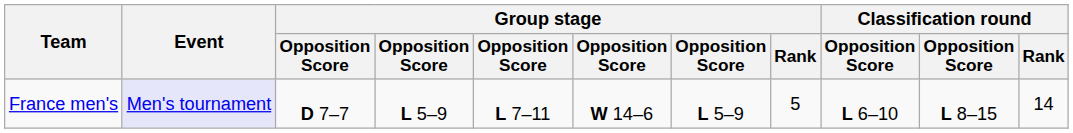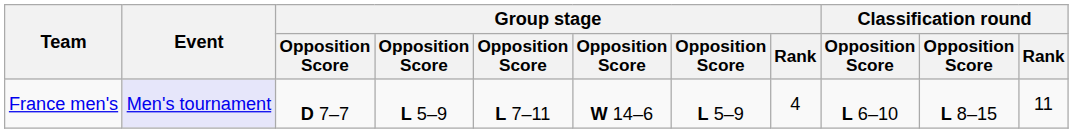(795, 104) 5 -> (795, 104) 4
(1043, 104) 14 -> (1043, 104) 11
